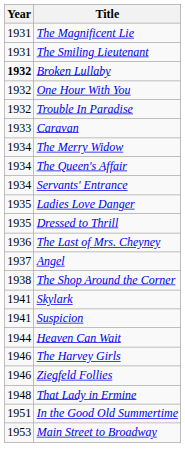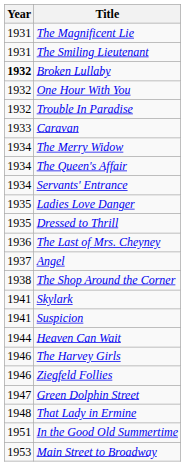+ row: (88, 394)
